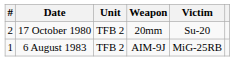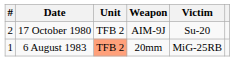(148, 30) 20mm -> (148, 30) AIM-9J
(110, 47) no background -> (110, 47) lightsalmon background
(148, 47) AIM-9J -> (148, 47) 20mm
